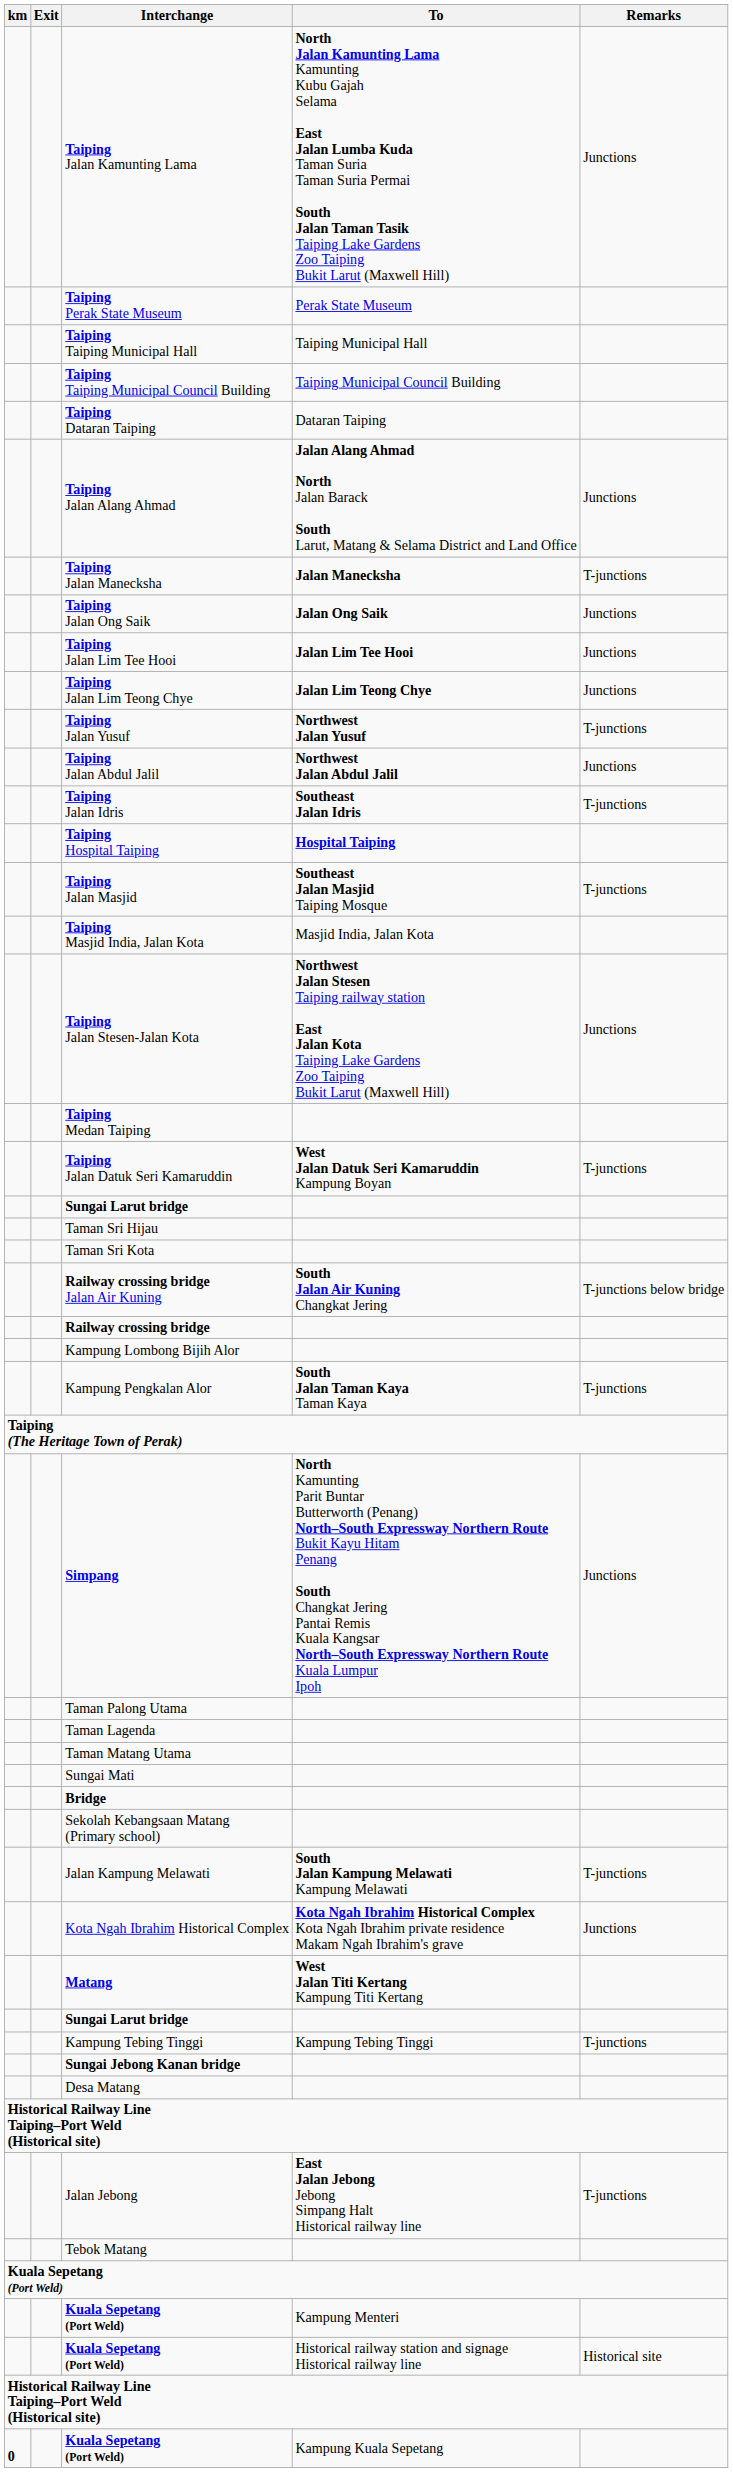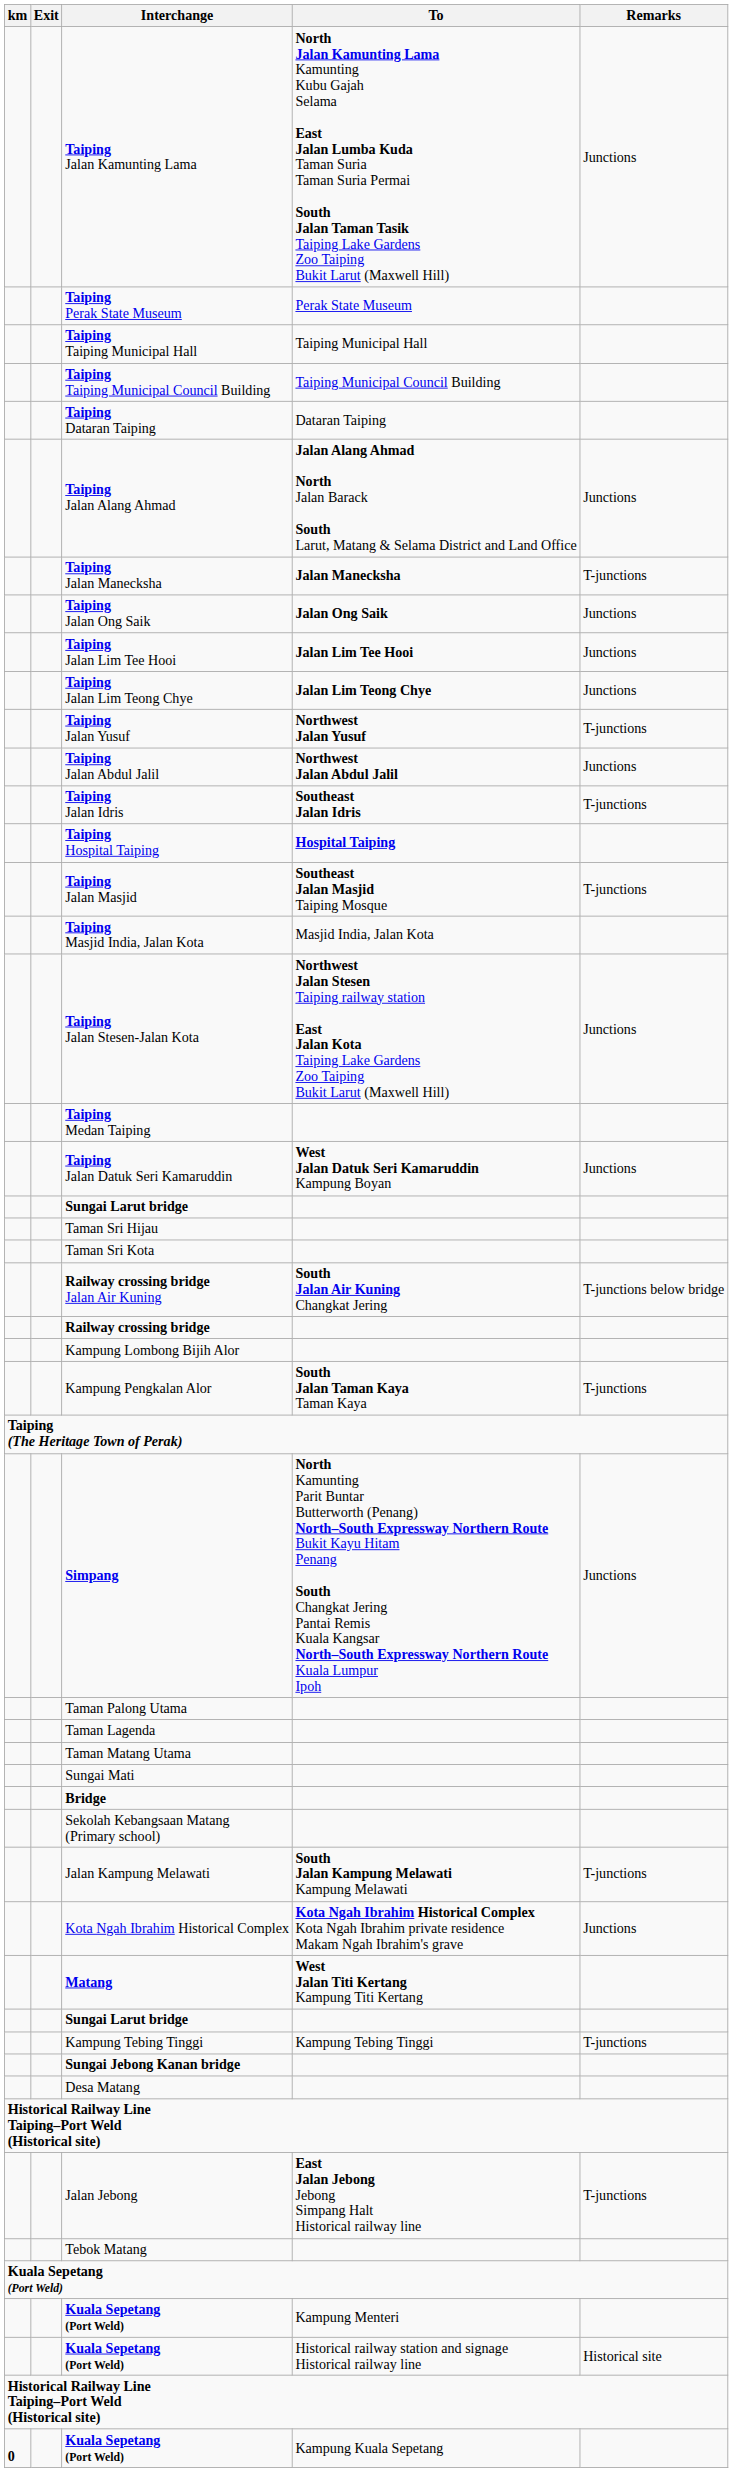(615, 1168) T-junctions -> (610, 1168) Junctions
